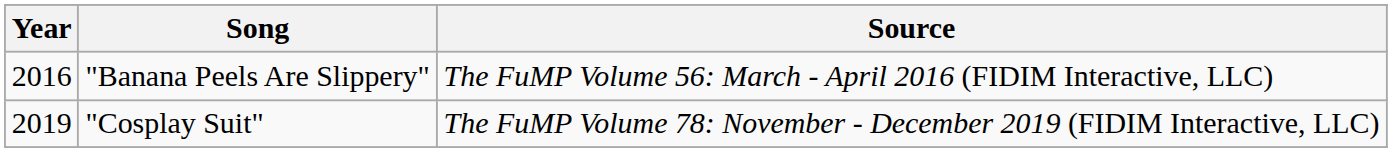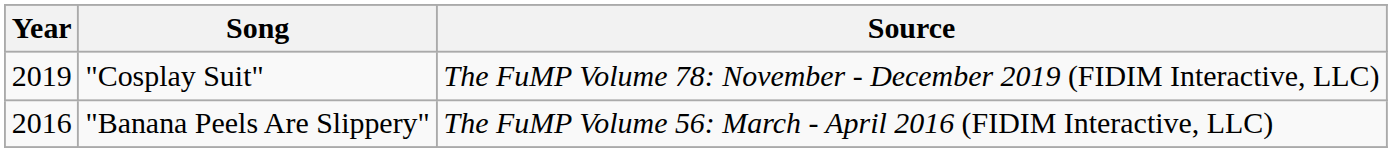rows swapped: (258, 75) <-> (175, 123)
